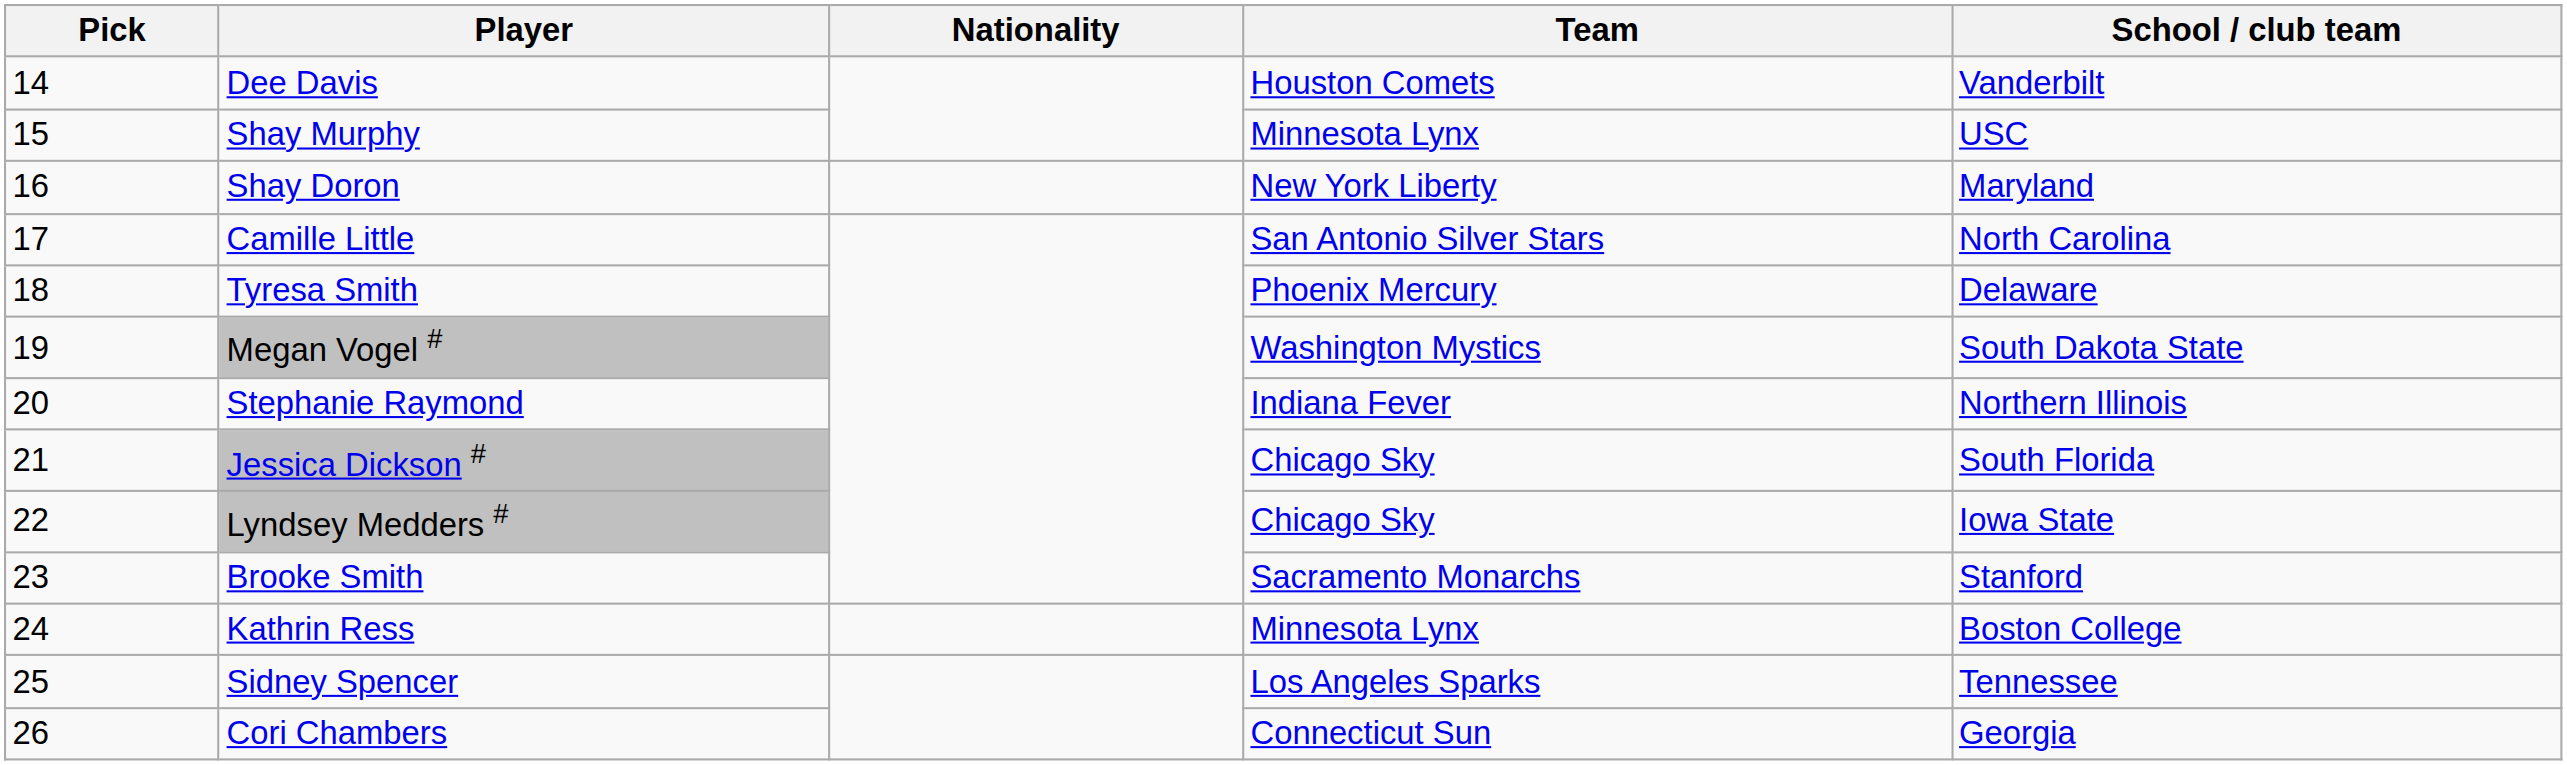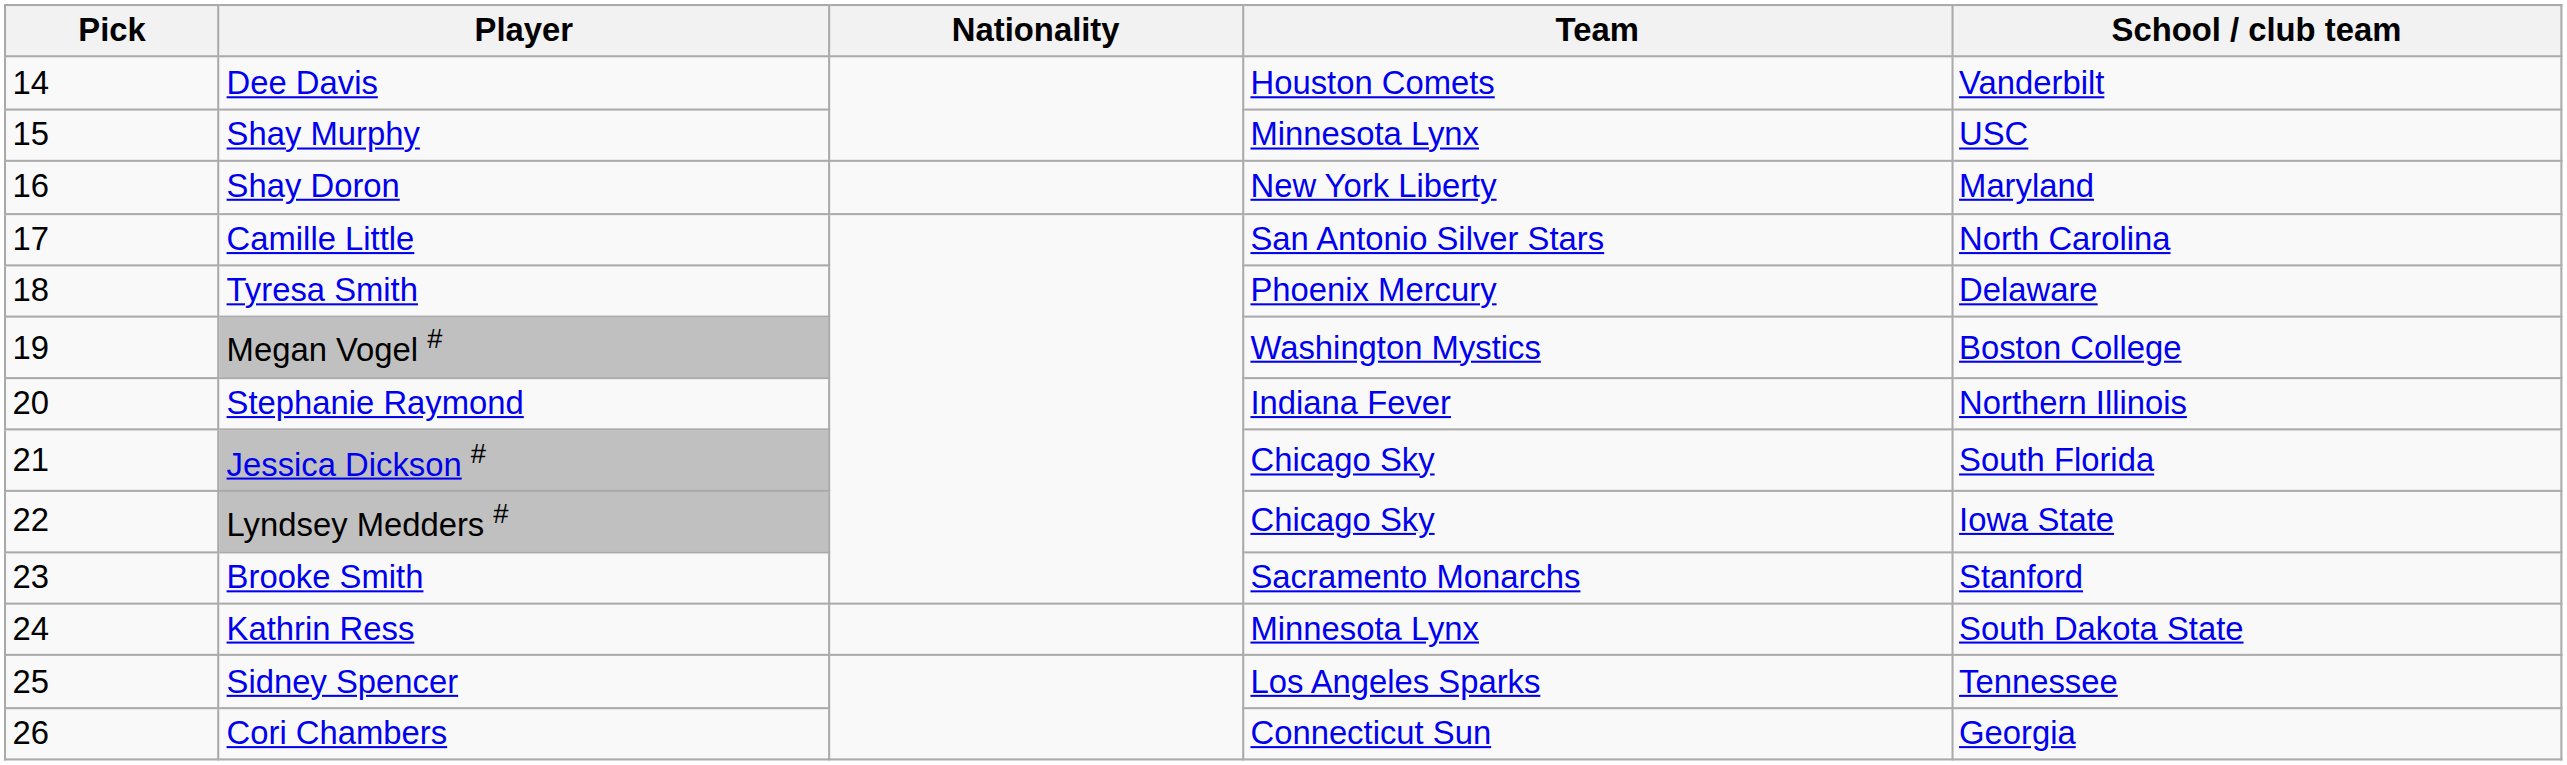(2101, 347) South Dakota State -> (2070, 347) Boston College
(2070, 629) Boston College -> (2101, 629) South Dakota State
